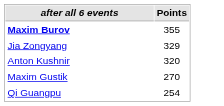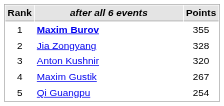+ column: (20, 13)
(172, 45) 329 -> (201, 45) 328
(172, 77) 270 -> (201, 77) 267
